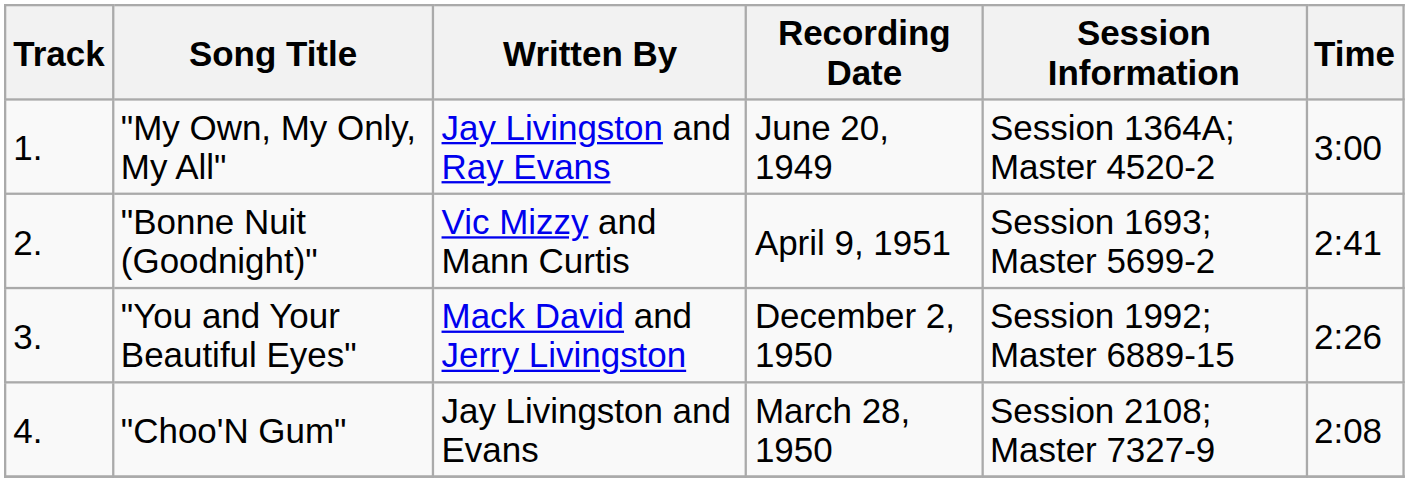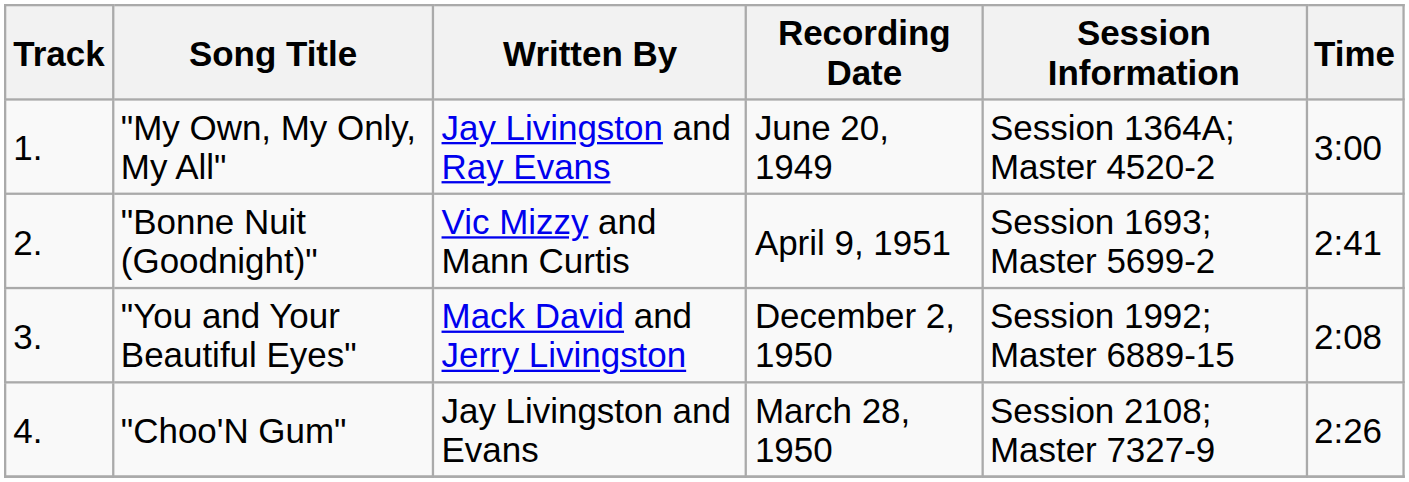(1348, 336) 2:26 -> (1348, 336) 2:08
(1348, 430) 2:08 -> (1348, 430) 2:26
